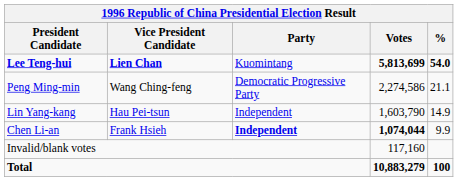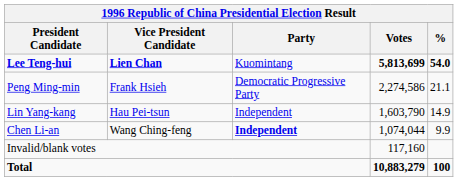(151, 87) Wang Ching-feng -> (138, 87) Frank Hsieh
(138, 130) Frank Hsieh -> (151, 130) Wang Ching-feng
(402, 130) bold -> (402, 130) normal
